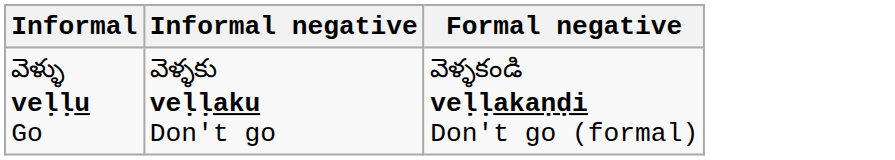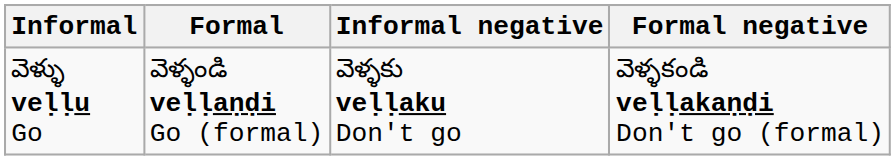+ column: (237, 26)
